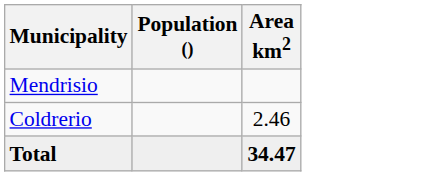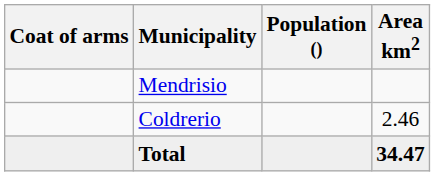+ column: (69, 36)
